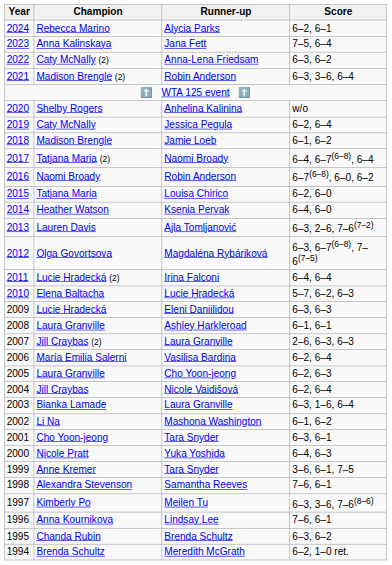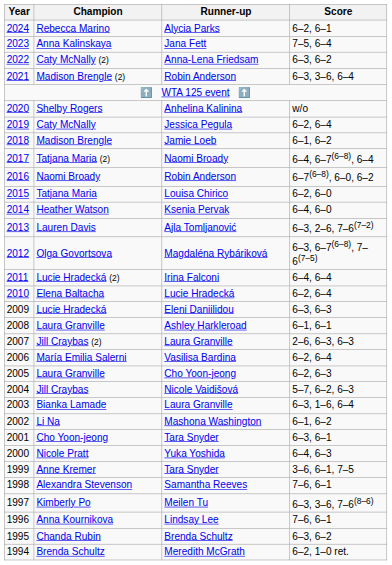(323, 293) 5–7, 6–2, 6–3 -> (312, 293) 6–2, 6–4
(312, 389) 6–2, 6–4 -> (323, 389) 5–7, 6–2, 6–3
